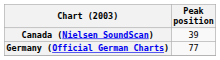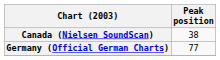(194, 35) 39 -> (194, 35) 38
